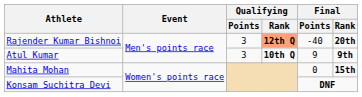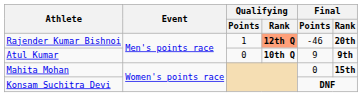(244, 40) 3 -> (244, 40) 1
(315, 40) -40 -> (315, 40) -46
(244, 55) 3 -> (244, 55) 0
